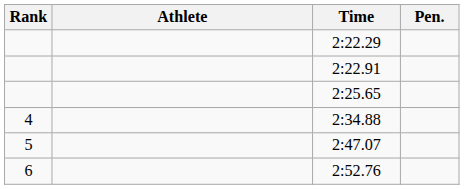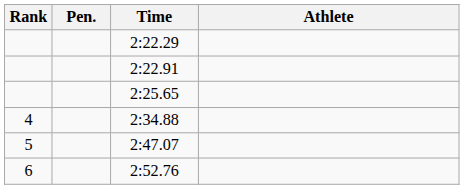columns swapped: (182, 17) <-> (430, 17)
